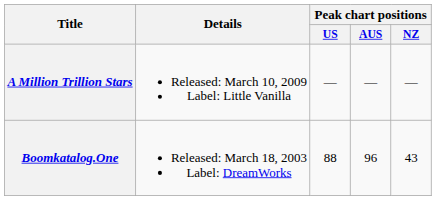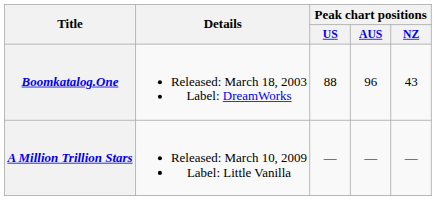rows swapped: (70, 157) <-> (70, 82)
